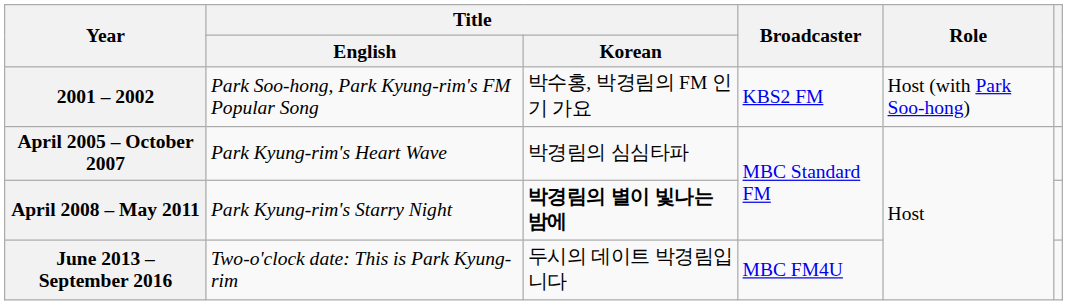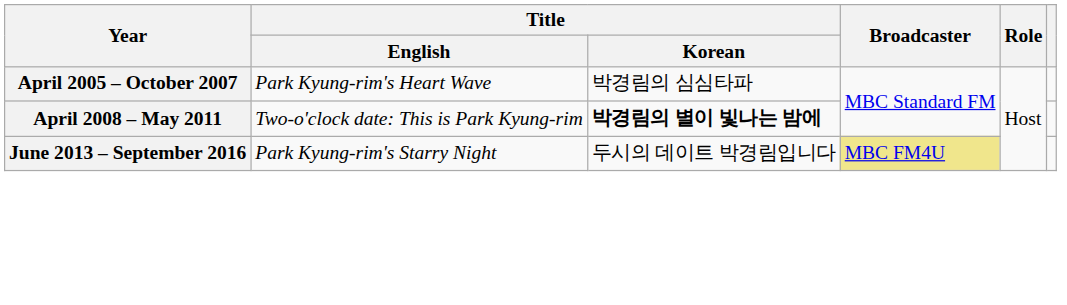- row: (106, 96)
(332, 209) Park Kyung-rim's Starry Night -> (419, 118) Two-o'clock date: This is Park Kyung-rim
(361, 269) Two-o'clock date: This is Park Kyung-rim -> (376, 152) Park Kyung-rim's Starry Night
(793, 269) no background -> (895, 152) khaki background
